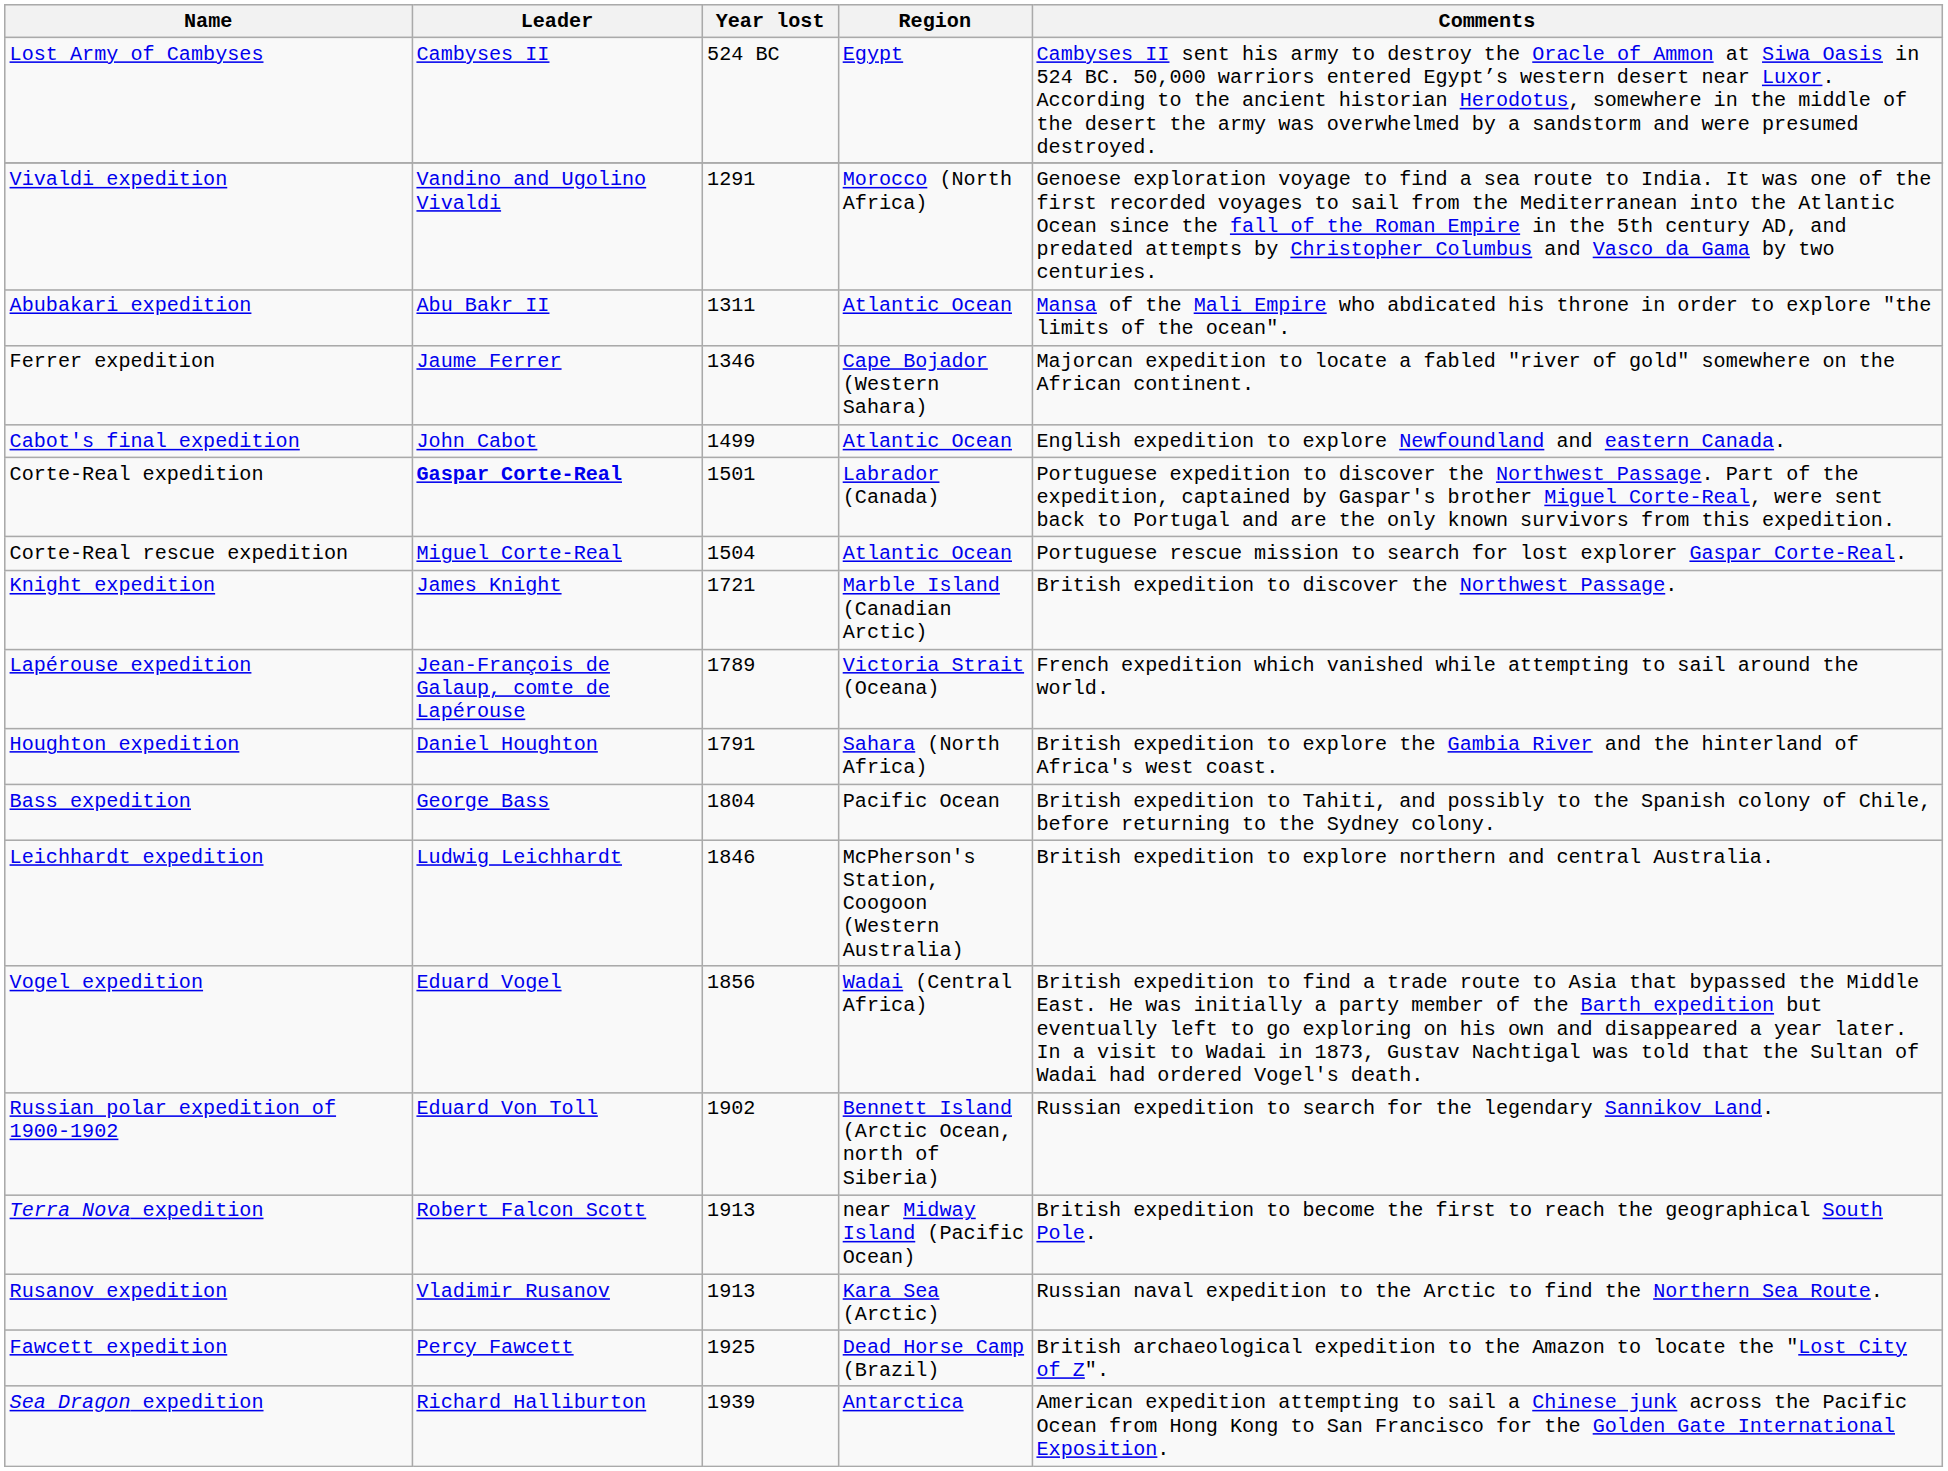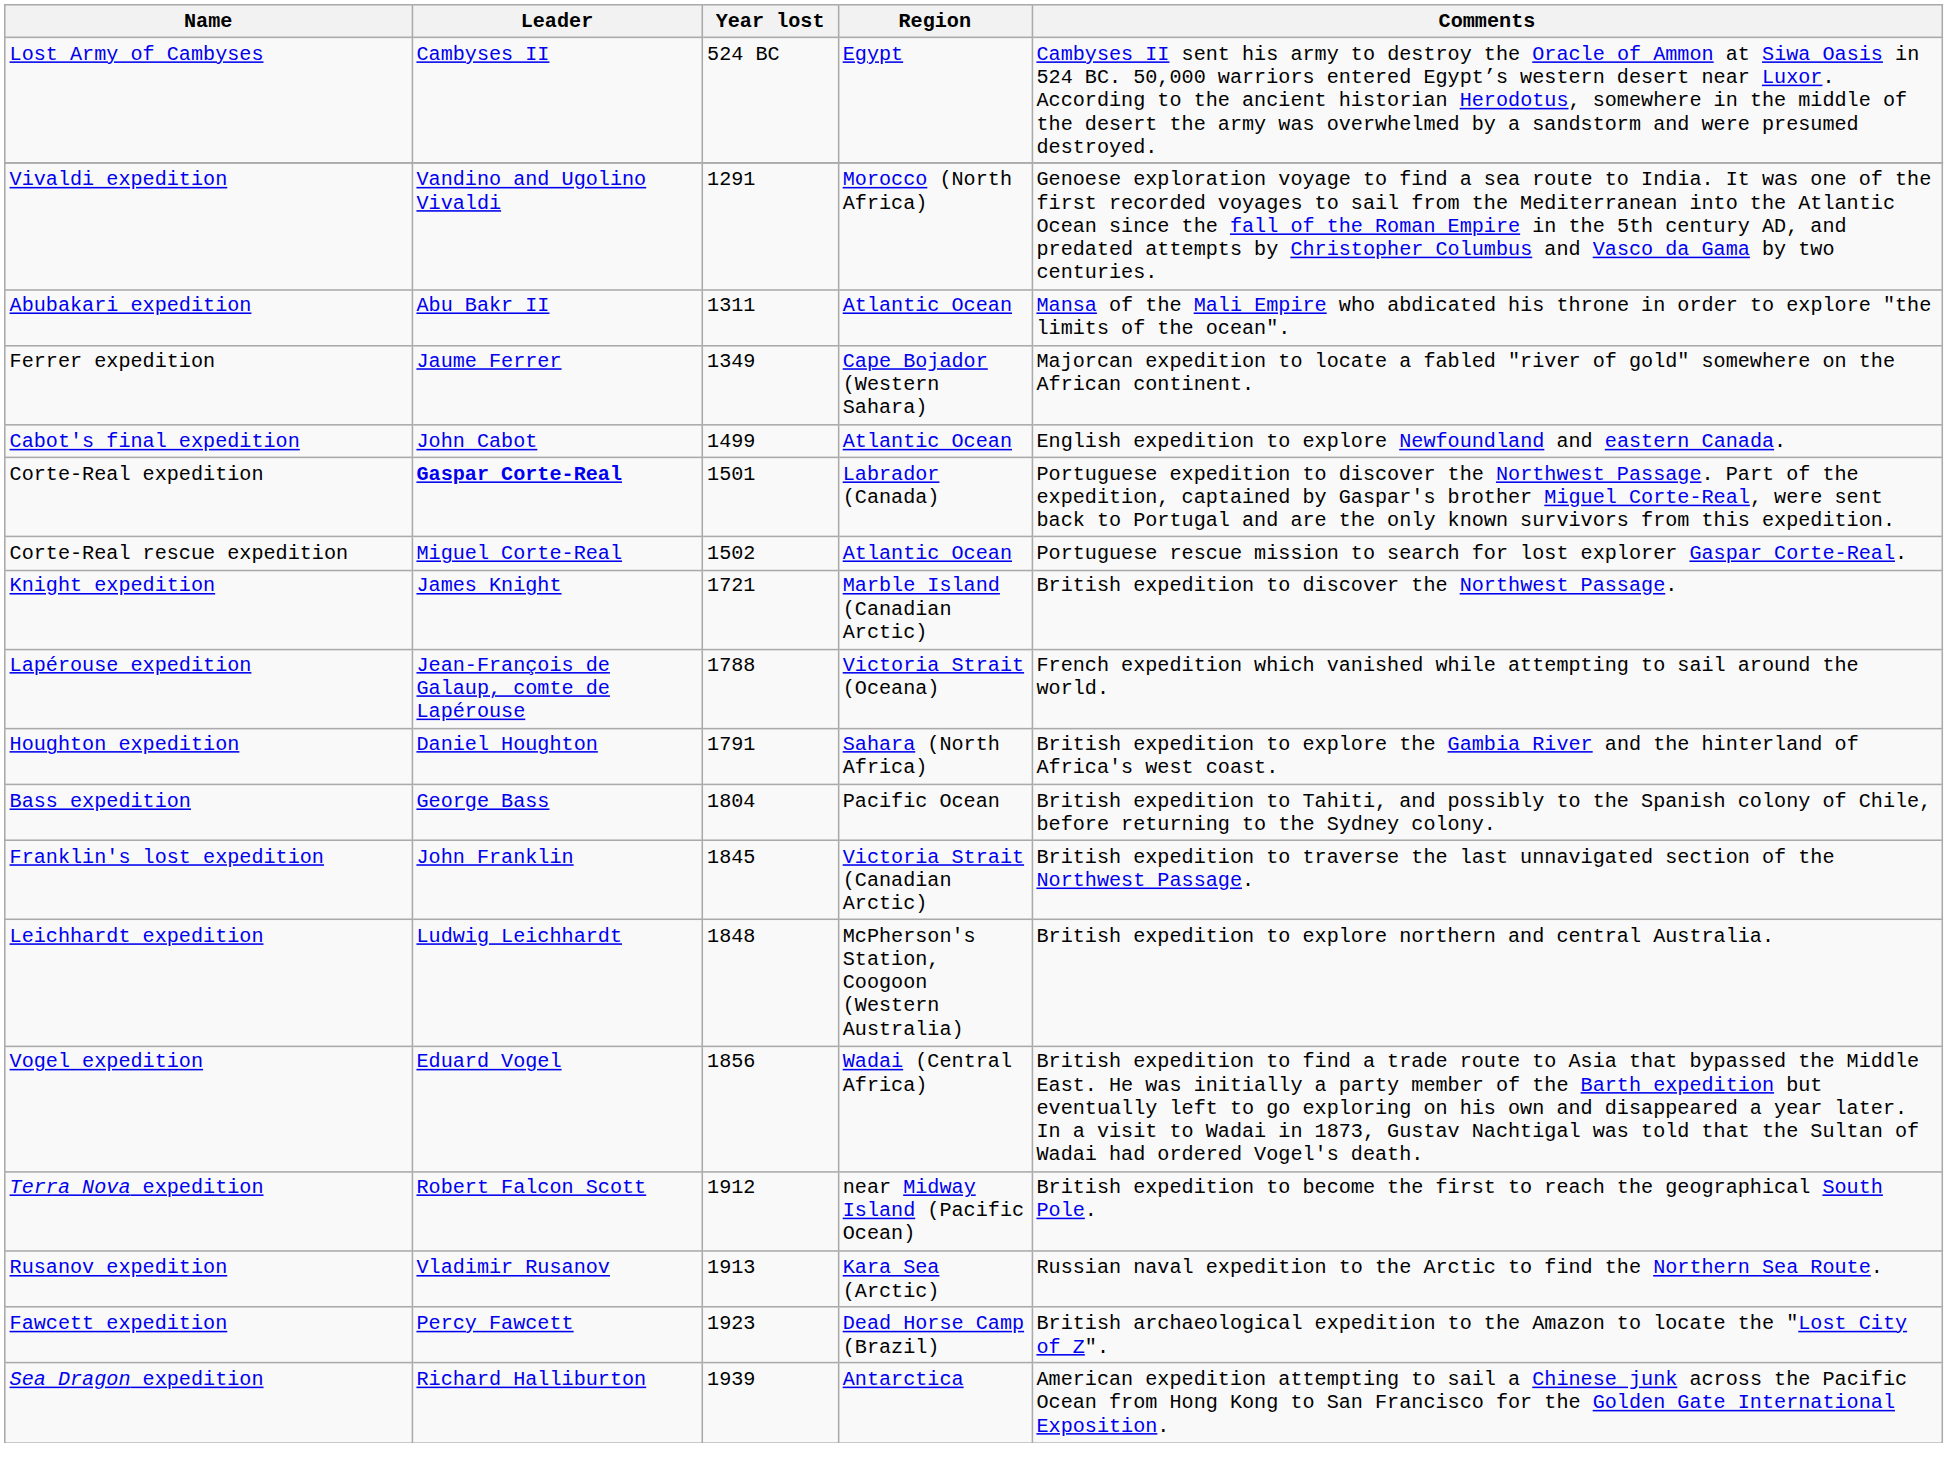(731, 362) 1346 -> (731, 362) 1349
(731, 553) 1504 -> (731, 553) 1502
(731, 666) 1789 -> (731, 666) 1788
+ row: (167, 857)
(731, 857) 1846 -> (731, 936) 1848
- row: (173, 1120)
(731, 1211) 1913 -> (731, 1188) 1912
(731, 1347) 1925 -> (731, 1323) 1923
